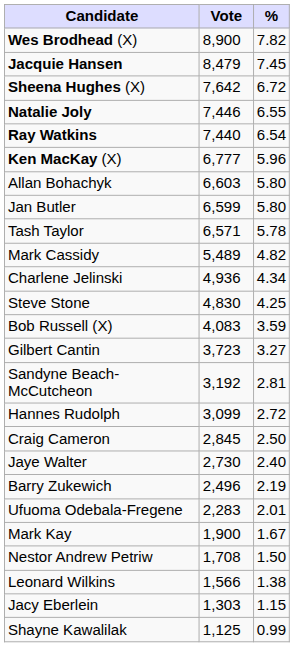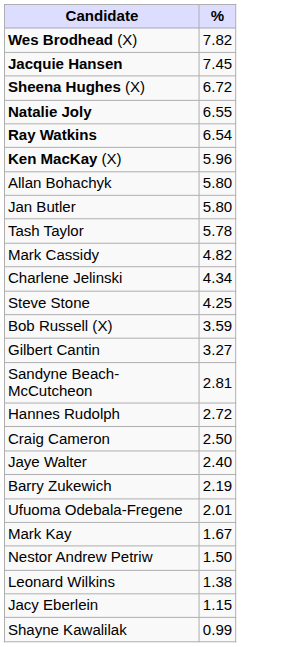- column: (226, 16)
